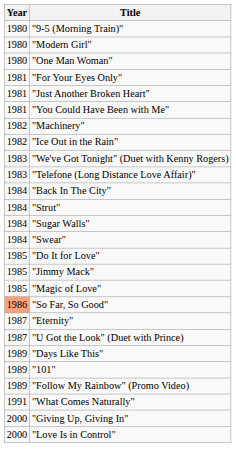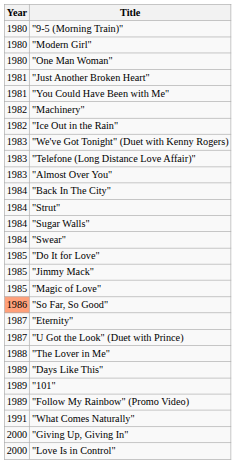- row: (77, 77)
+ row: (72, 175)
+ row: (71, 353)
